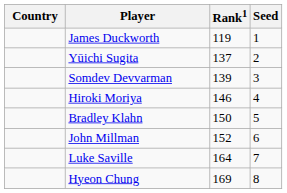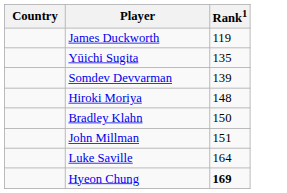- column: (266, 16)
(222, 58) 137 -> (222, 58) 135
(222, 98) 146 -> (222, 98) 148
(222, 138) 152 -> (222, 138) 151
(222, 178) normal -> (222, 178) bold
